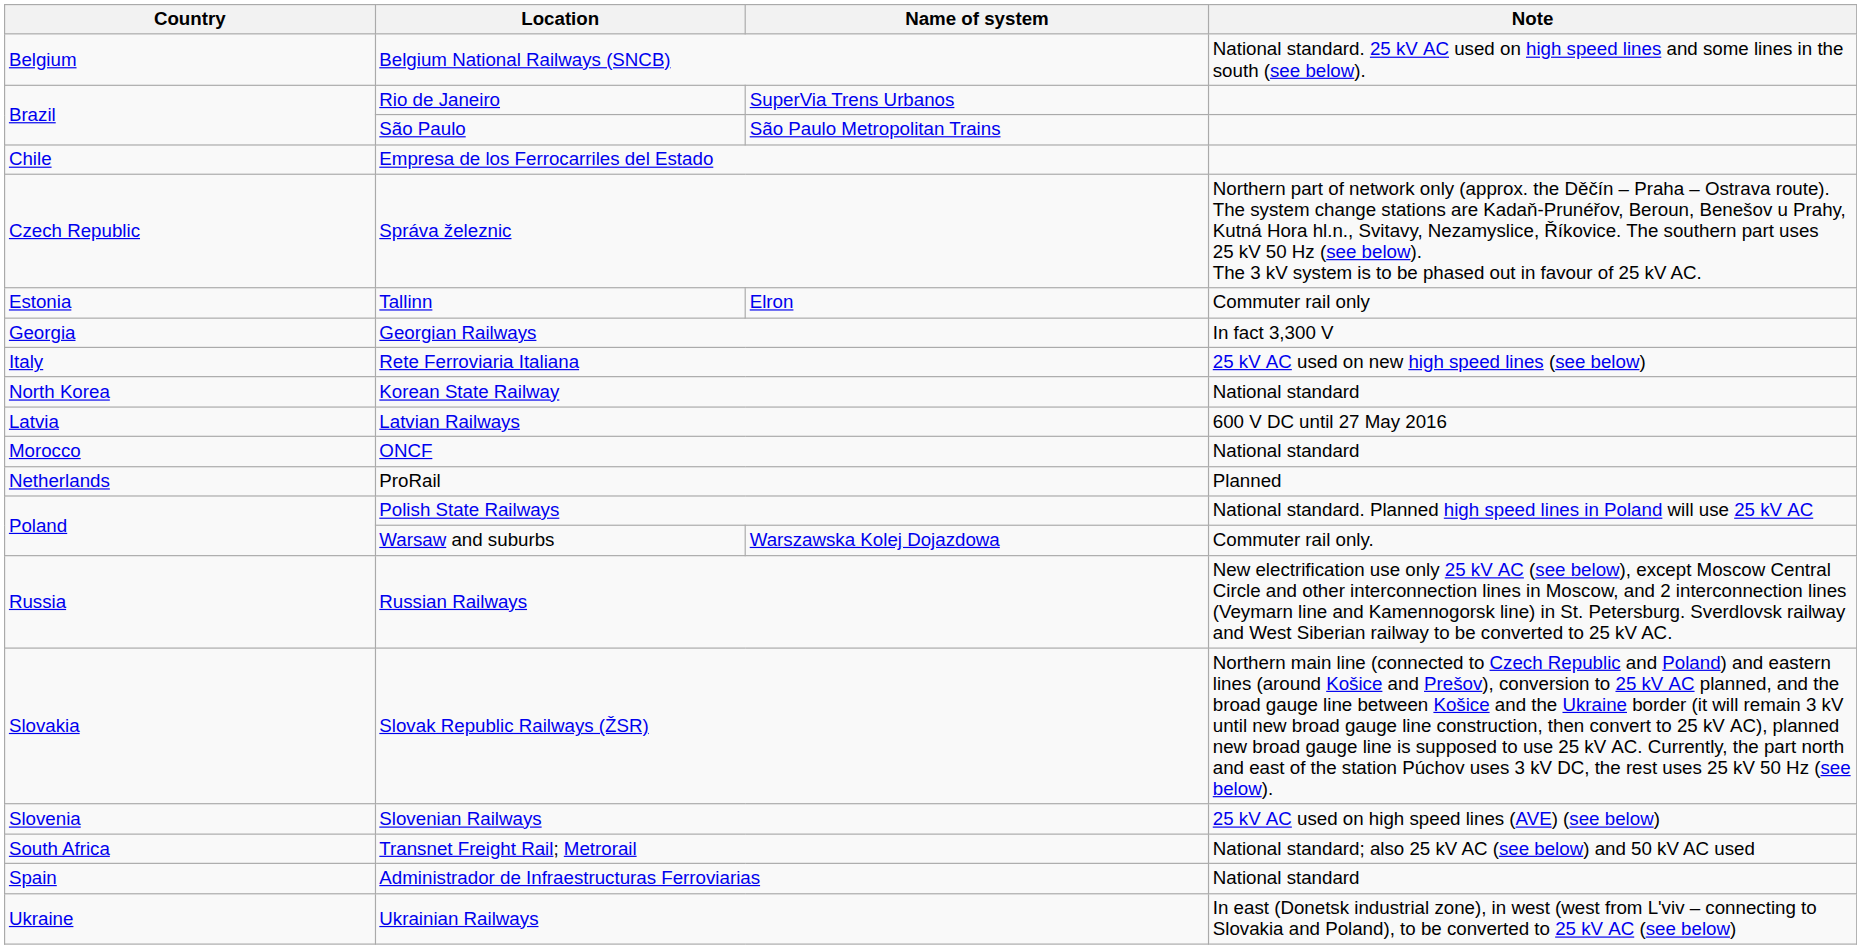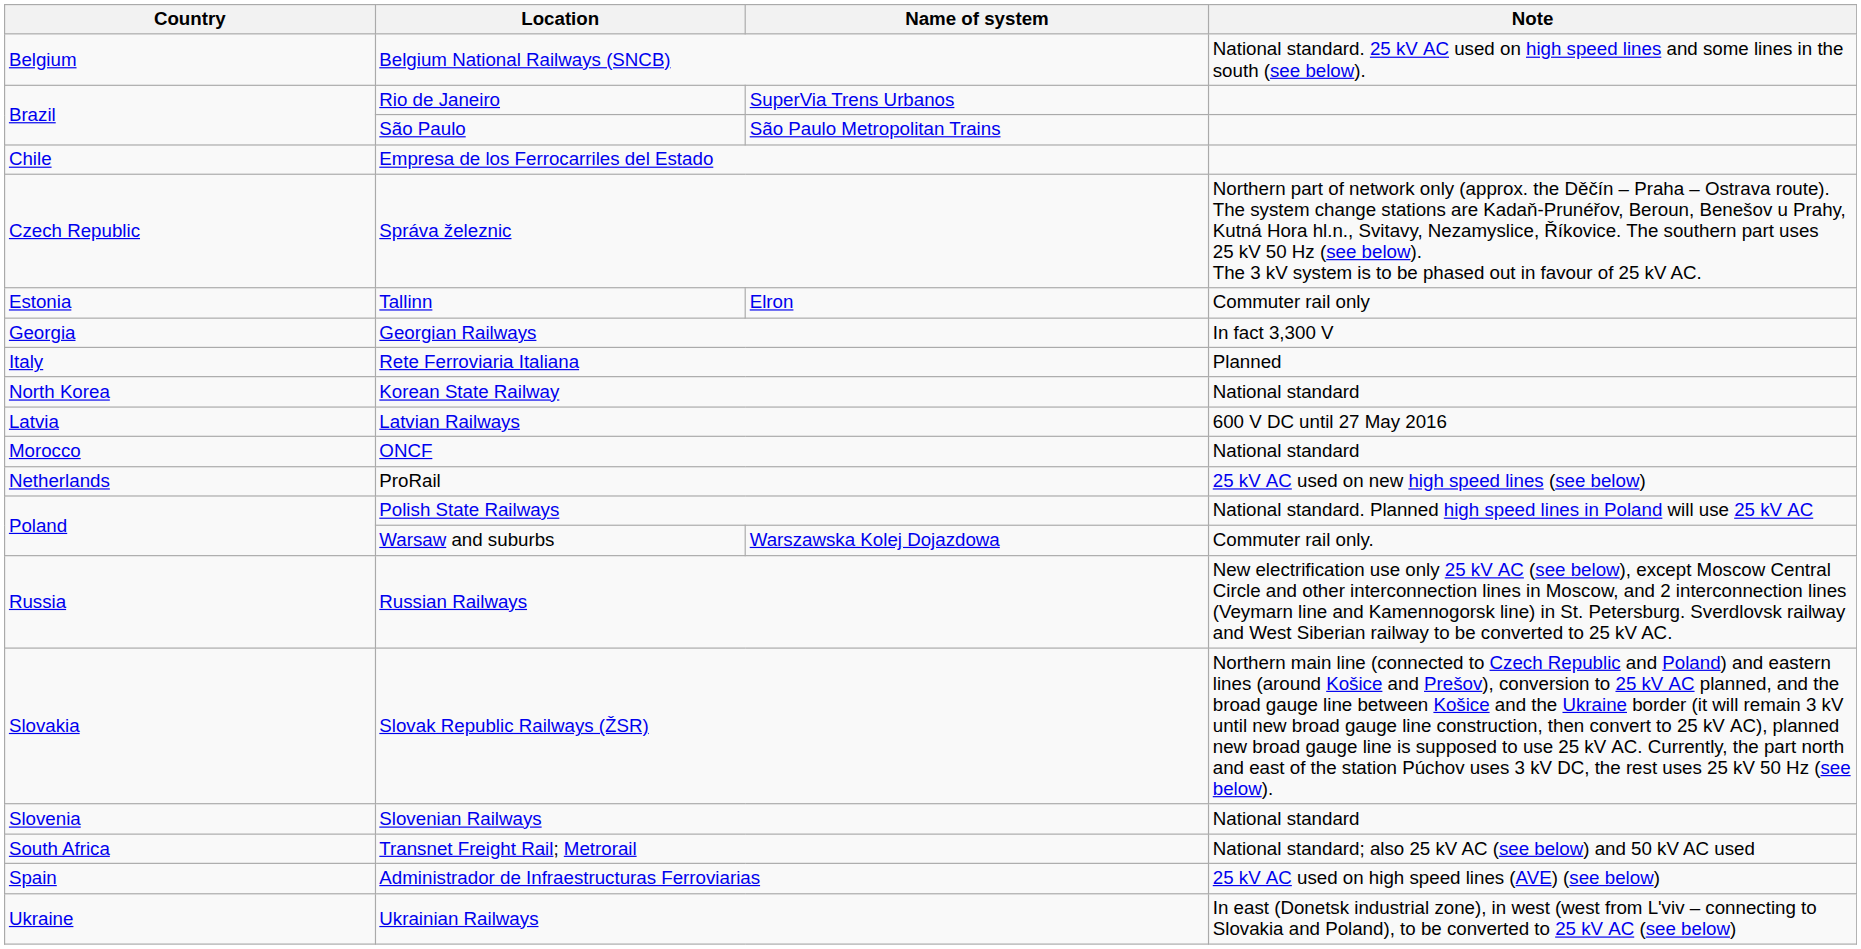(1429, 362) 25 kV AC used on new high speed lines (see below) -> (1247, 362) Planned
(1247, 480) Planned -> (1429, 480) 25 kV AC used on new high speed lines (see below)
(1436, 818) 25 kV AC used on high speed lines (AVE) (see below) -> (1286, 818) National standard
(1286, 878) National standard -> (1436, 878) 25 kV AC used on high speed lines (AVE) (see below)
